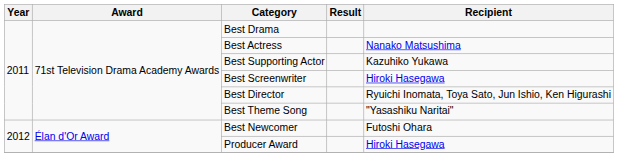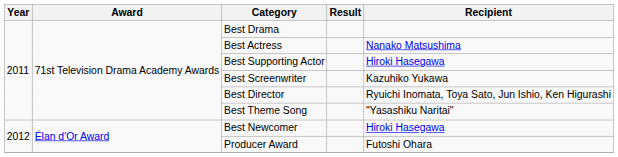(407, 62) Kazuhiko Yukawa -> (405, 62) Hiroki Hasegawa
(405, 78) Hiroki Hasegawa -> (407, 78) Kazuhiko Yukawa
(399, 128) Futoshi Ohara -> (405, 128) Hiroki Hasegawa
(405, 144) Hiroki Hasegawa -> (399, 144) Futoshi Ohara
